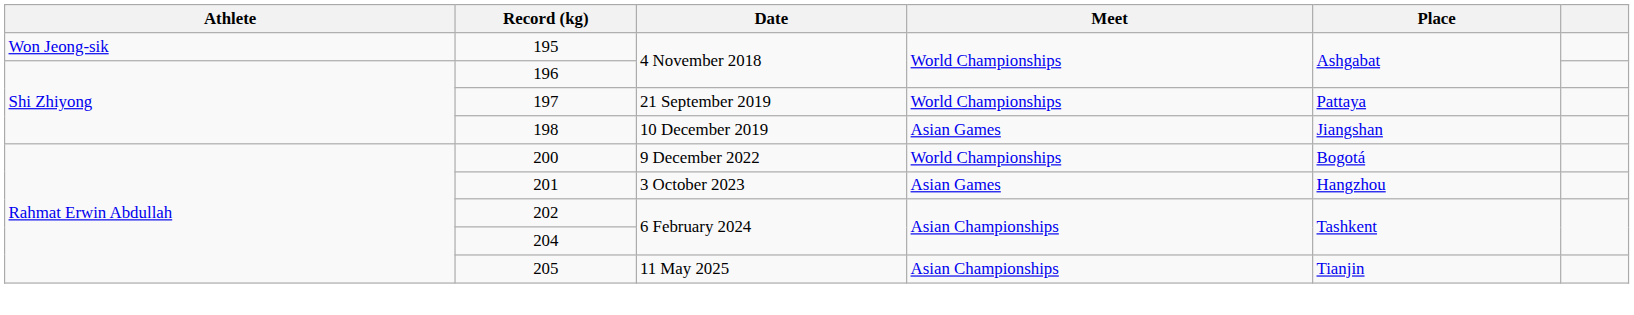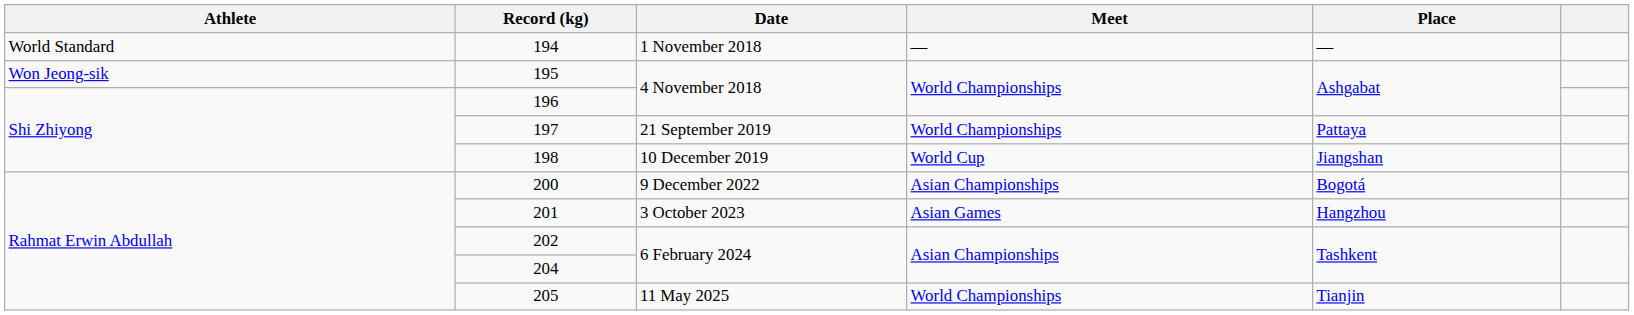+ row: (546, 46)
(956, 129) Asian Games -> (948, 157) World Cup
(986, 157) World Championships -> (985, 185) Asian Championships
(985, 268) Asian Championships -> (986, 296) World Championships
